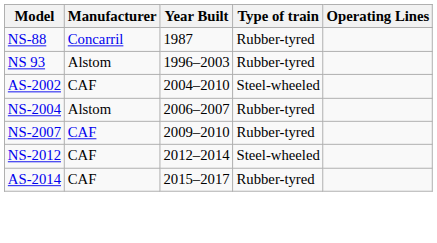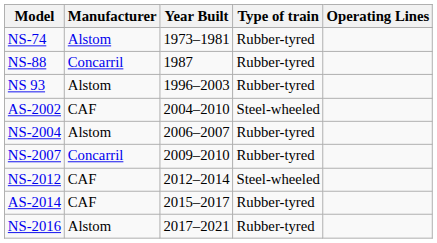+ row: (27, 39)
(82, 132) CAF -> (96, 156) Concarril
+ row: (34, 226)
